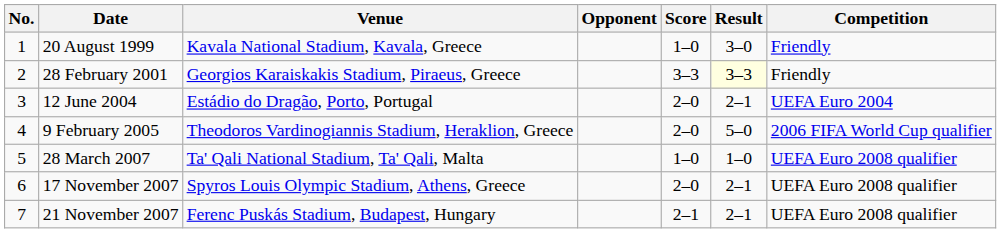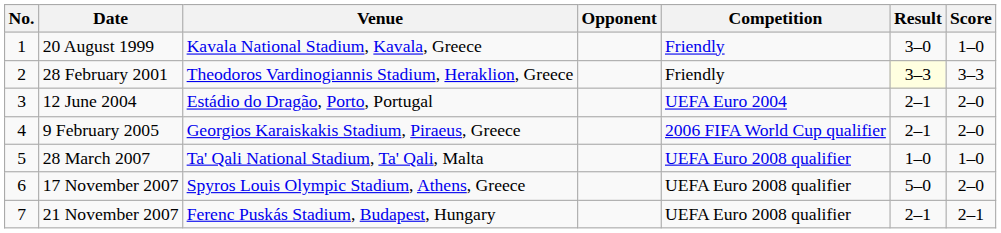columns swapped: (686, 18) <-> (881, 18)
(354, 74) Georgios Karaiskakis Stadium, Piraeus, Greece -> (380, 74) Theodoros Vardinogiannis Stadium, Heraklion, Greece
(380, 130) Theodoros Vardinogiannis Stadium, Heraklion, Greece -> (354, 130) Georgios Karaiskakis Stadium, Piraeus, Greece
(739, 130) 5–0 -> (918, 130) 2–1
(739, 185) 2–1 -> (918, 185) 5–0
